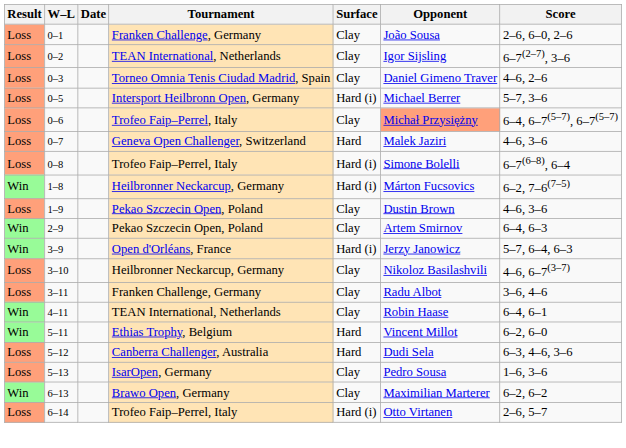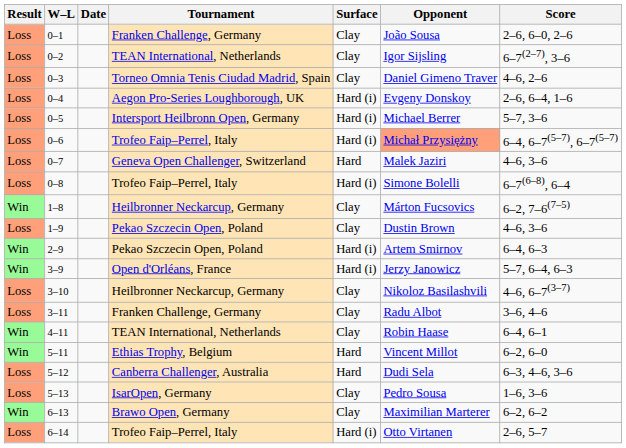+ row: (55, 98)
(348, 119) Clay -> (356, 139) Hard (i)
(356, 186) Hard (i) -> (348, 206) Clay
(348, 228) Clay -> (356, 248) Hard (i)
